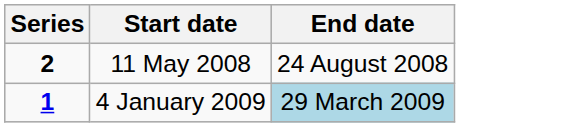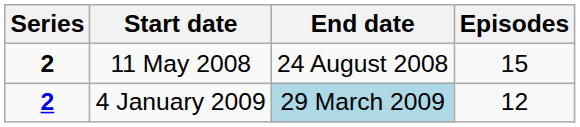+ column: (514, 24)
(47, 102) 1 -> (47, 102) 2
